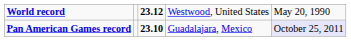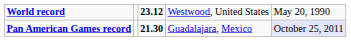(152, 28) 23.10 -> (152, 28) 21.30
